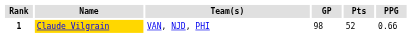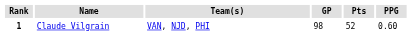(73, 26) gold background -> (73, 26) no background
(388, 26) 0.66 -> (388, 26) 0.60
